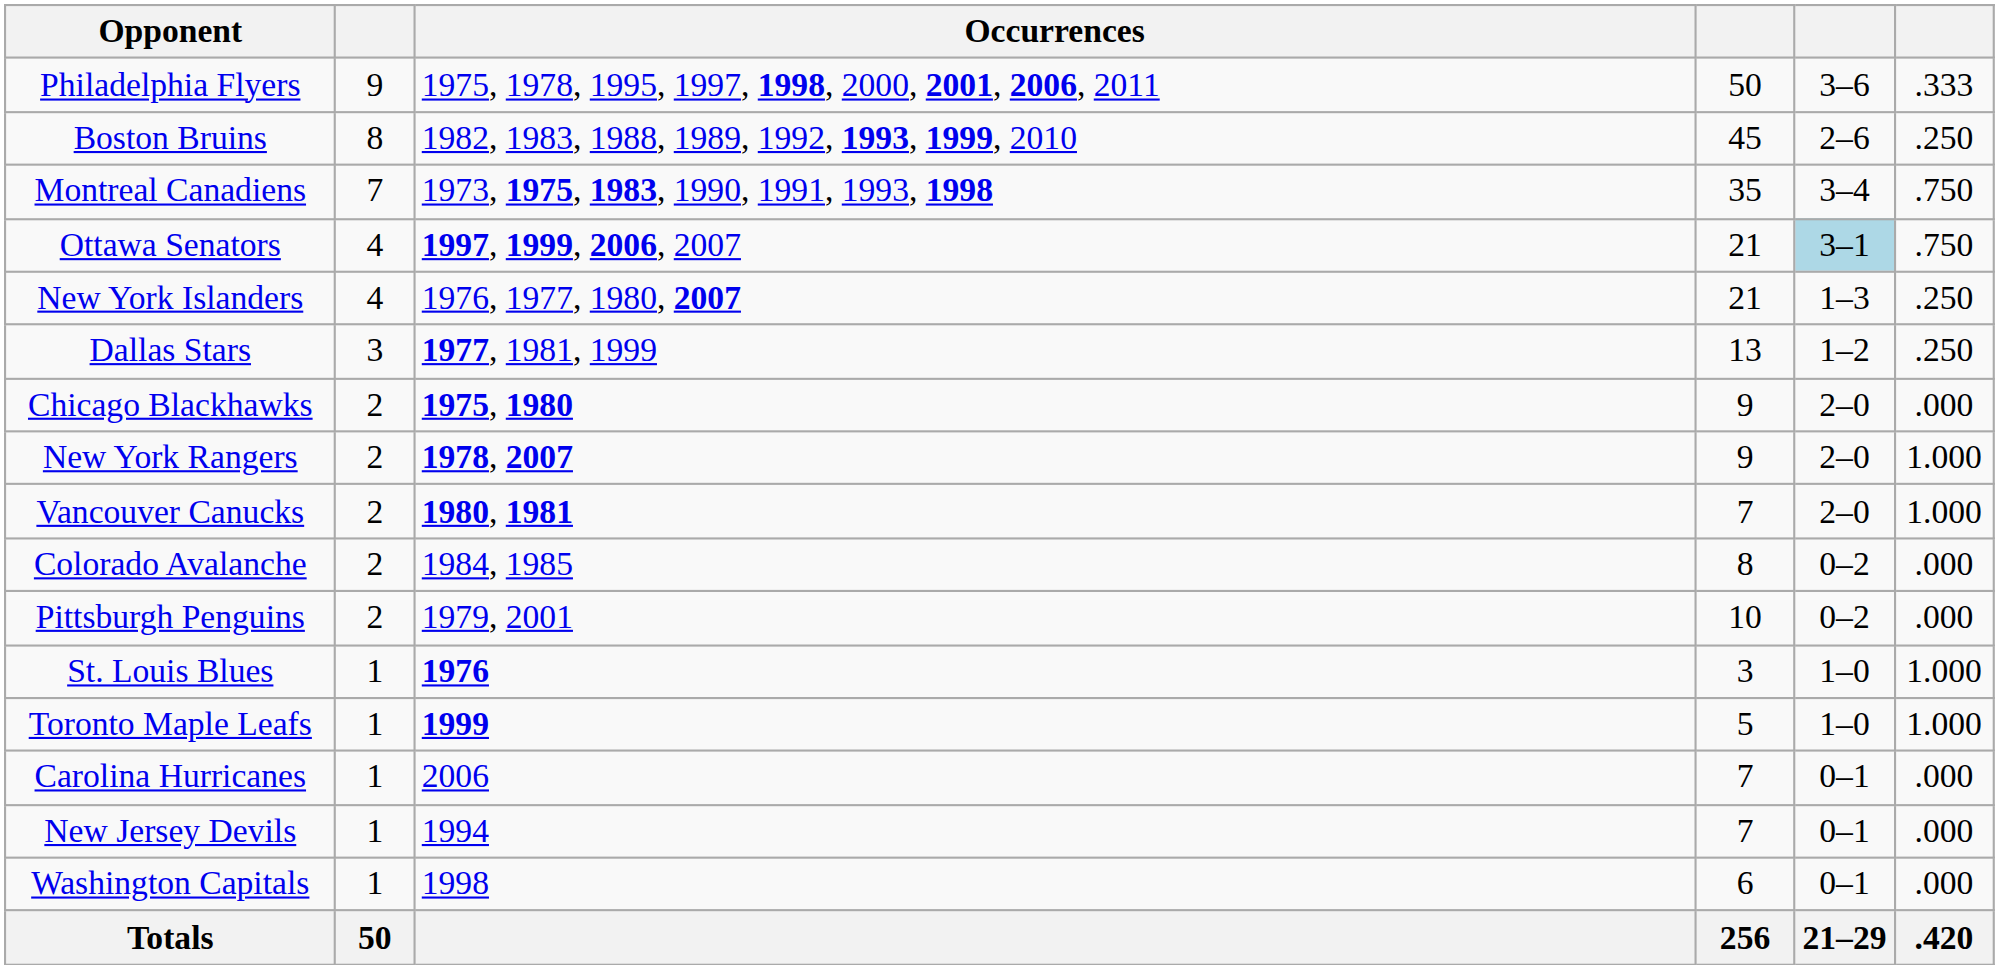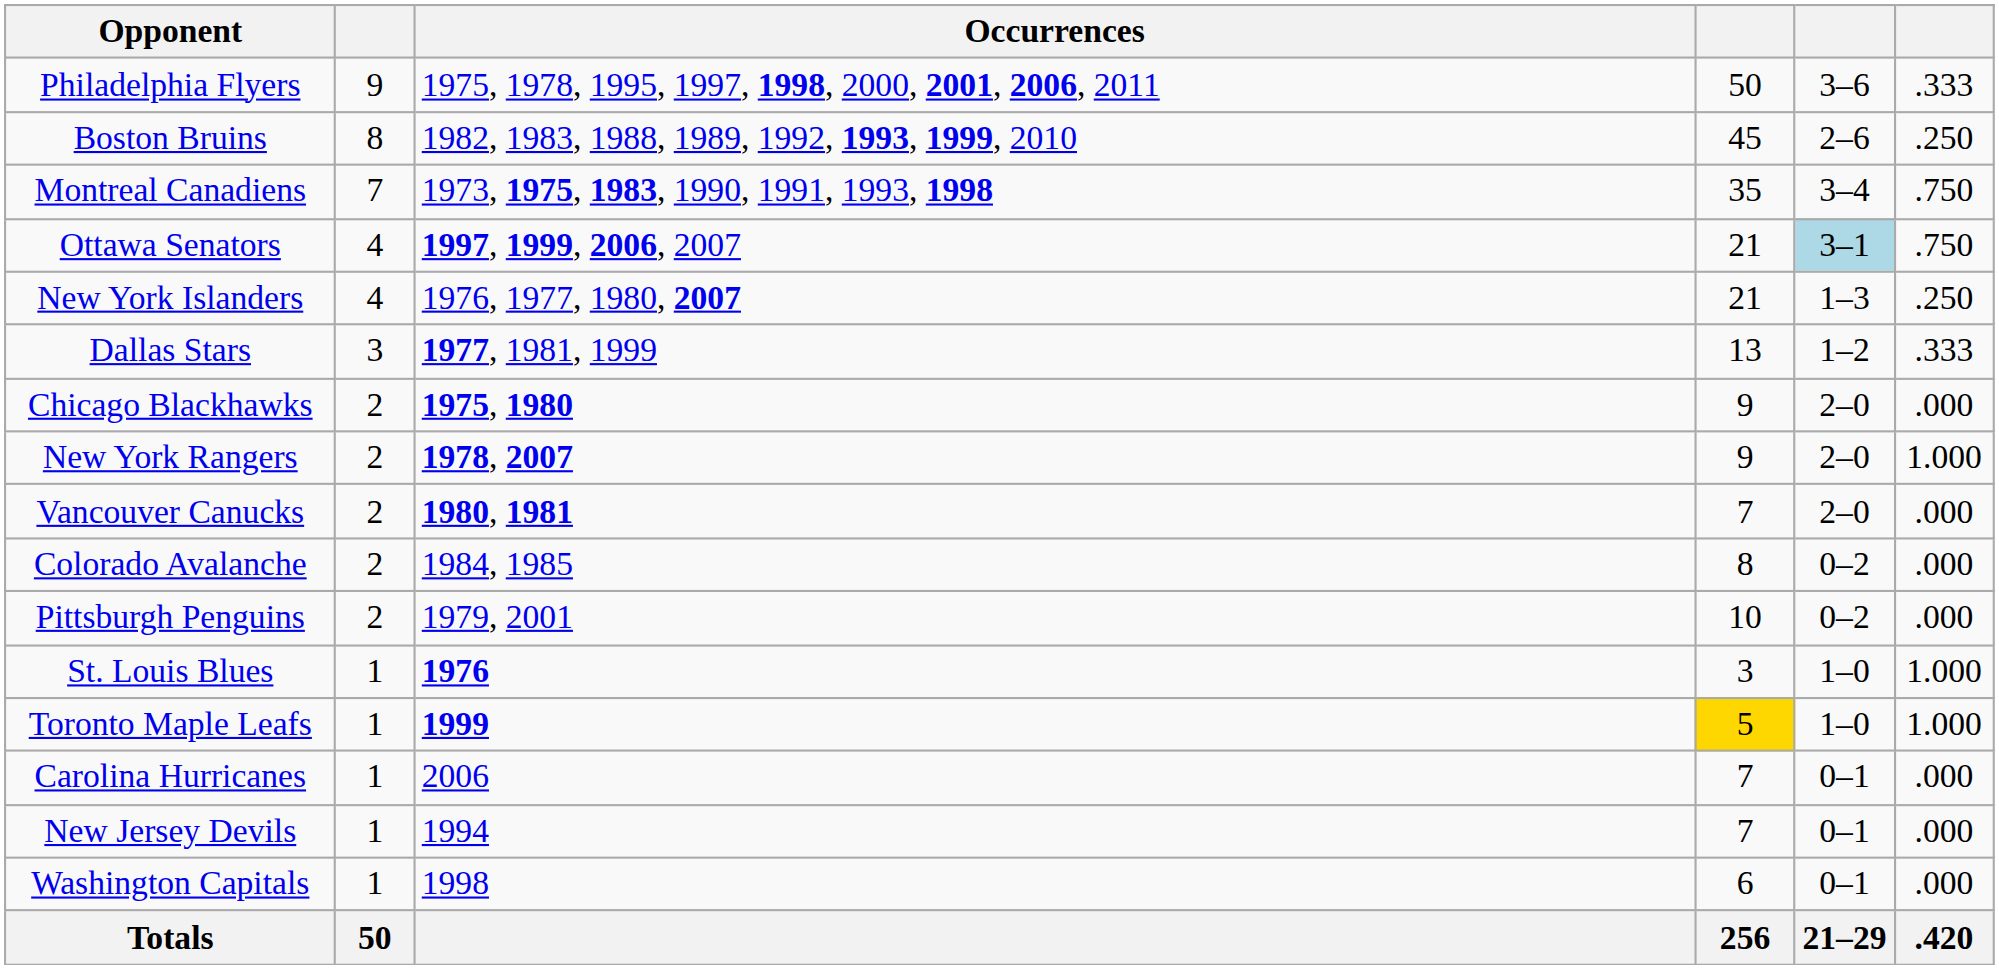(1944, 350) .250 -> (1944, 350) .333
(1944, 510) 1.000 -> (1944, 510) .000
(1745, 723) no background -> (1745, 723) gold background
